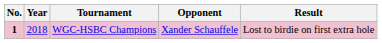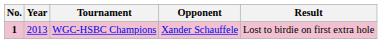(37, 30) 2018 -> (37, 30) 2013
